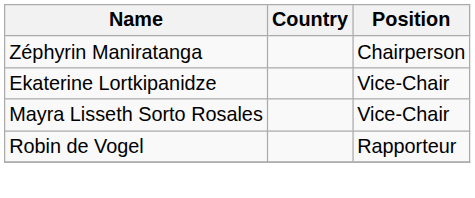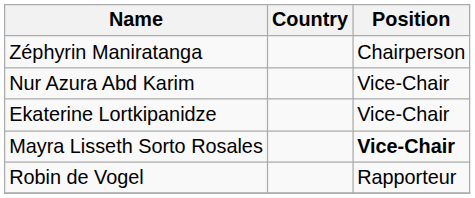+ row: (102, 83)
(403, 114) normal -> (406, 146) bold
